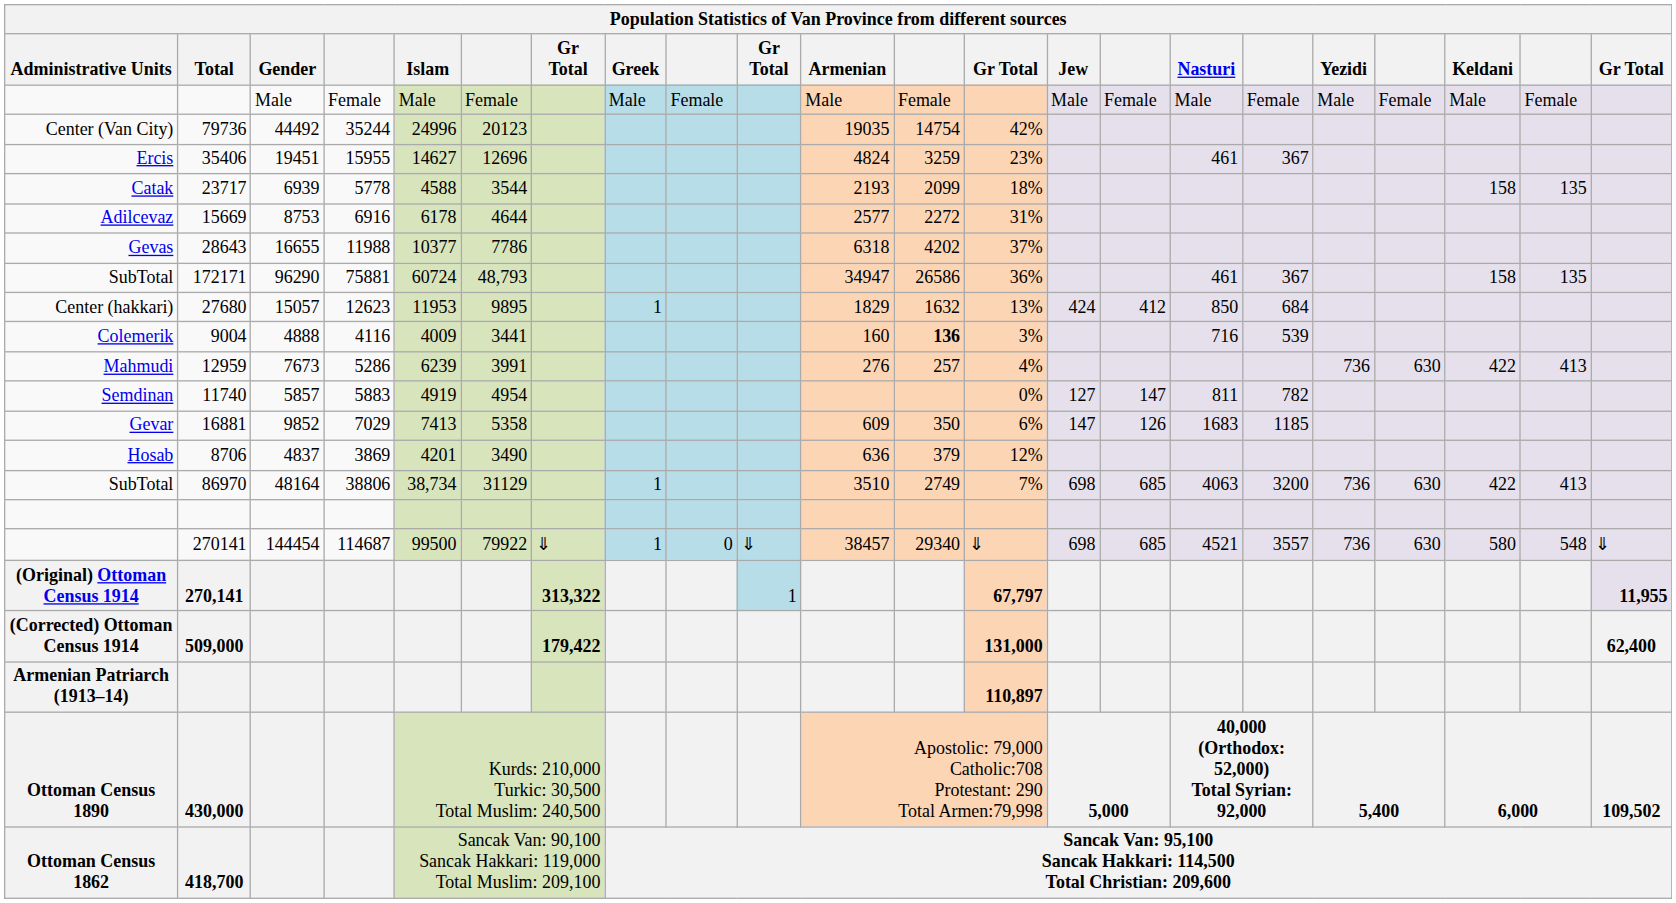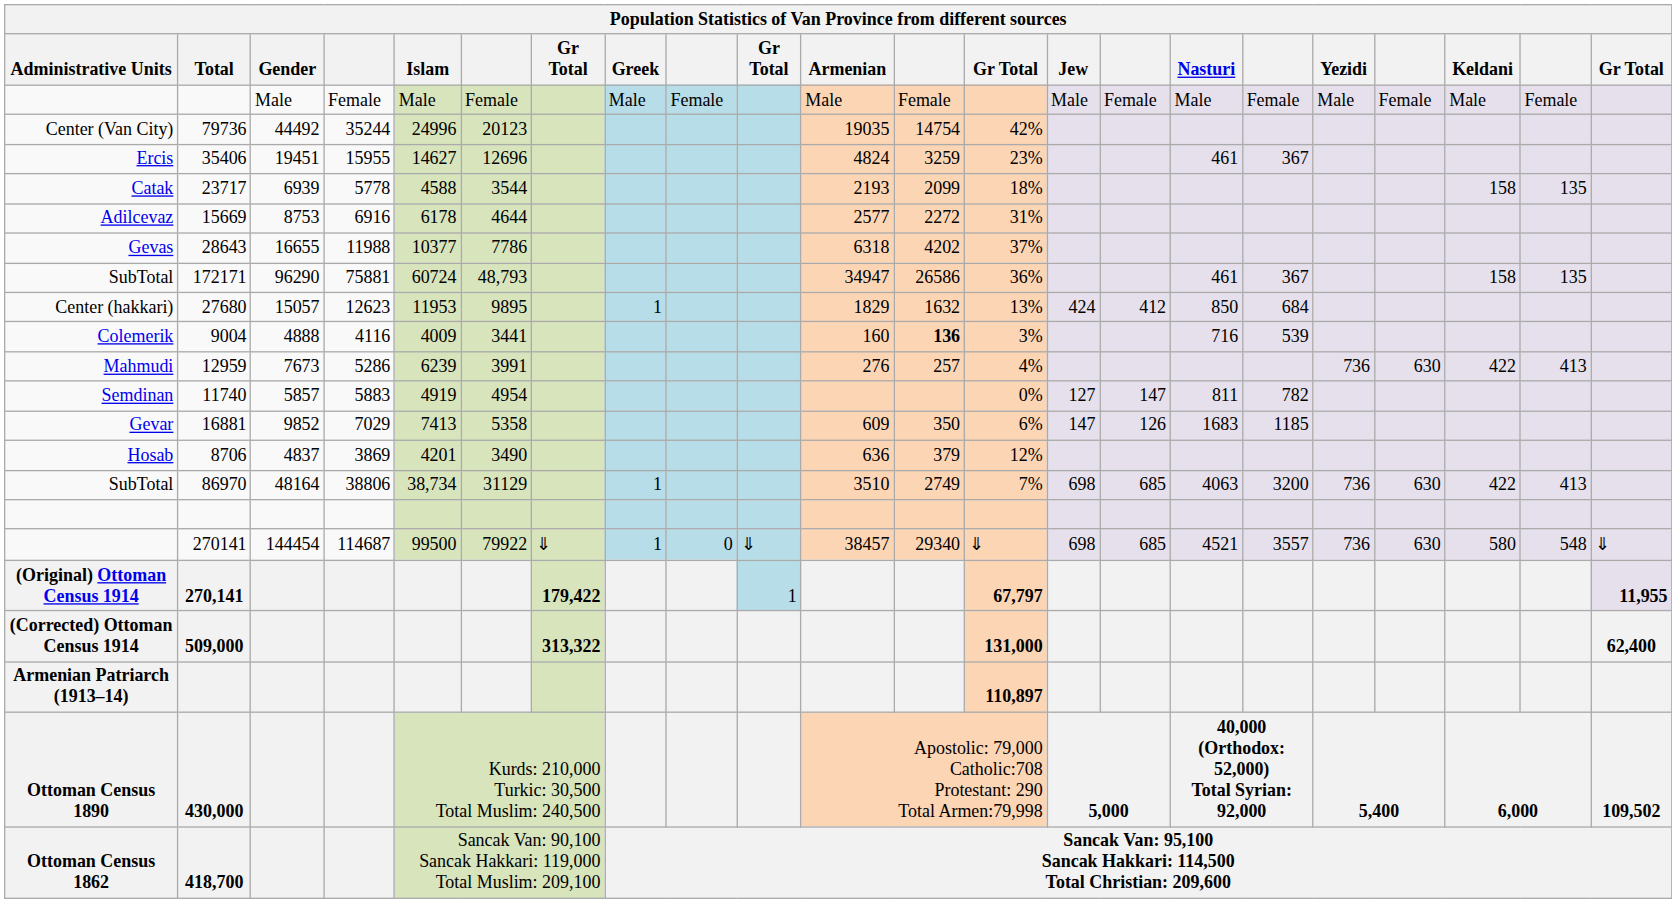(571, 595) 313,322 -> (571, 595) 179,422
(571, 646) 179,422 -> (571, 646) 313,322
